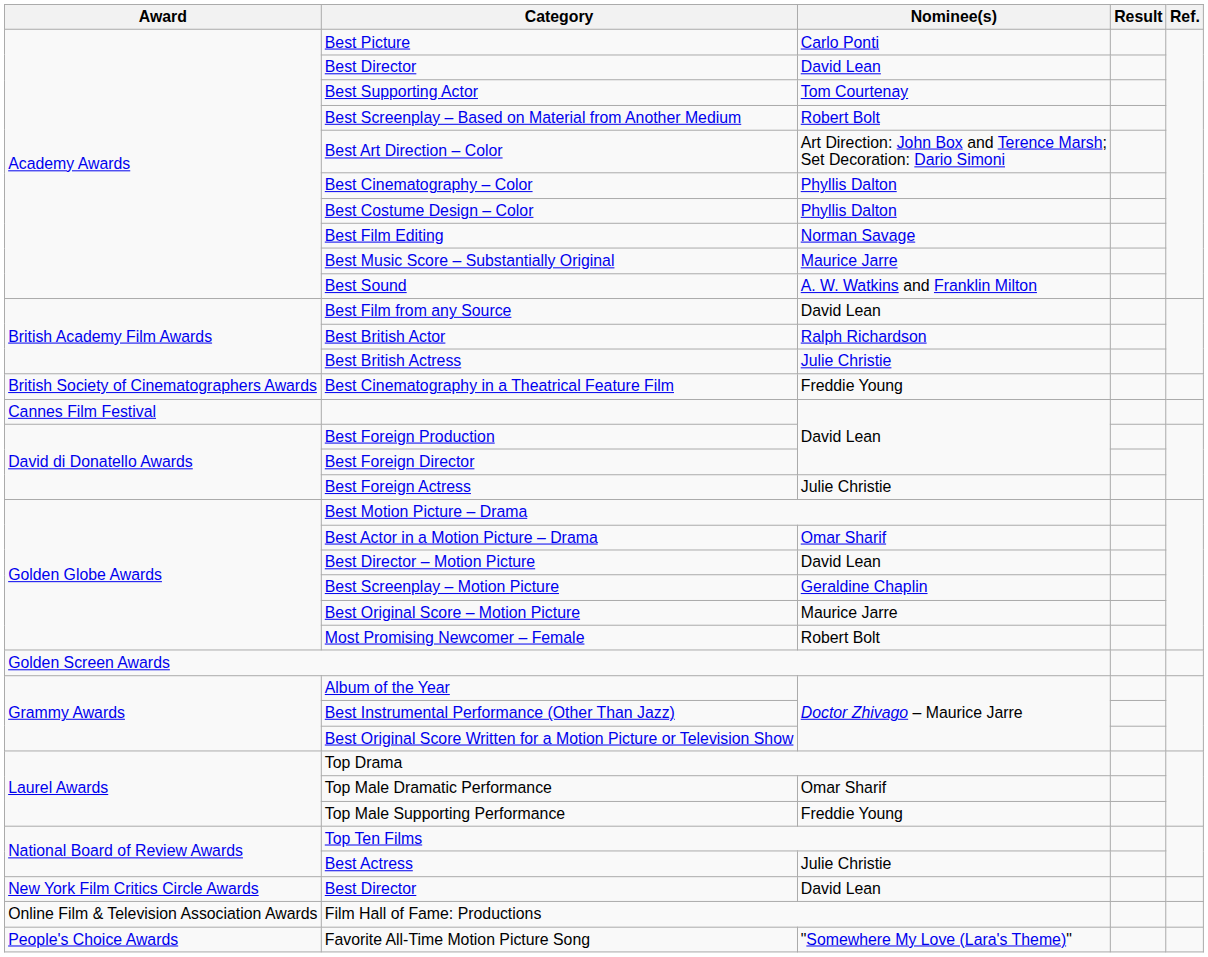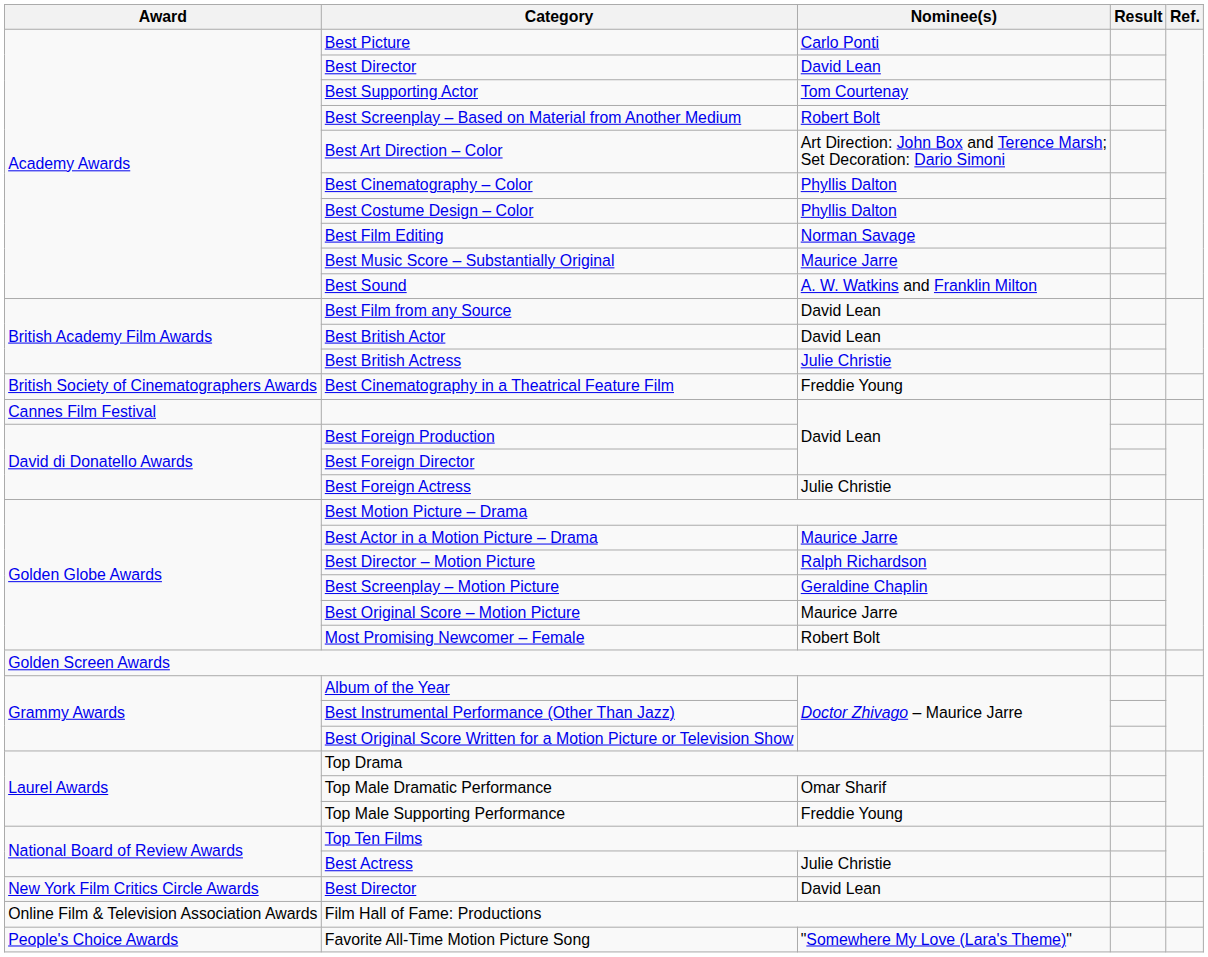(864, 336) Ralph Richardson -> (841, 336) David Lean
(843, 537) Omar Sharif -> (849, 537) Maurice Jarre
(841, 562) David Lean -> (864, 562) Ralph Richardson
